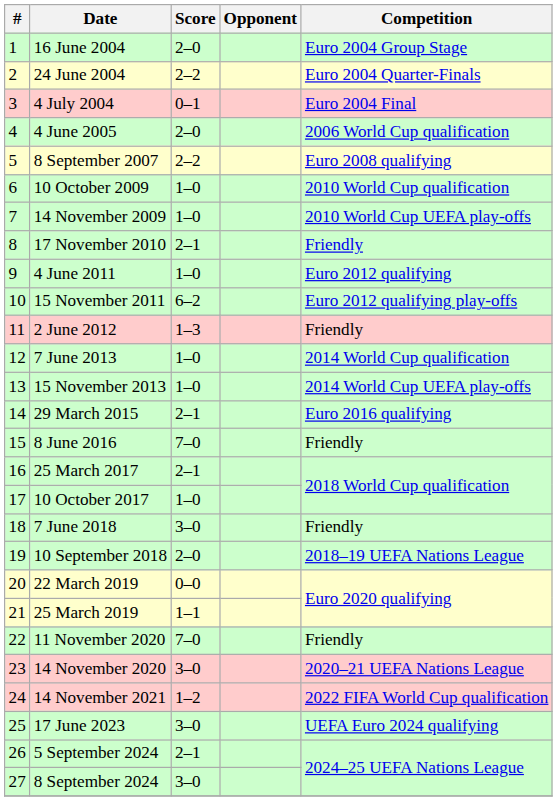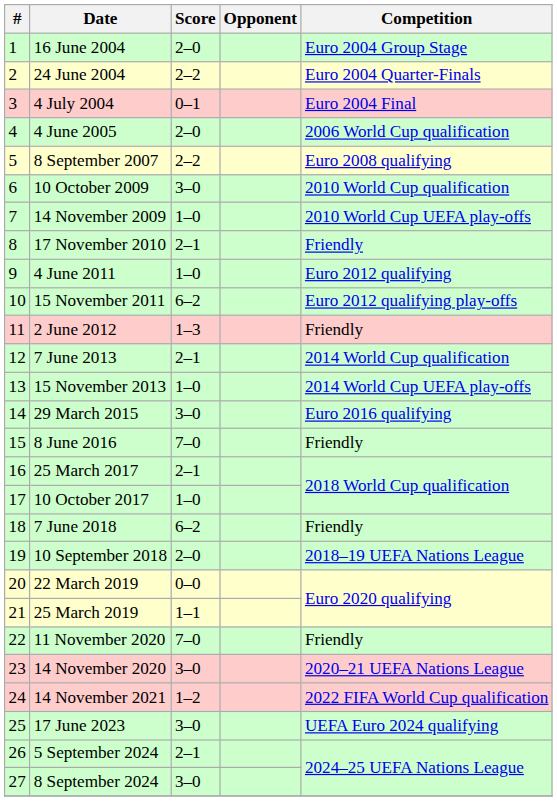(188, 188) 1–0 -> (188, 188) 3–0
(188, 358) 1–0 -> (188, 358) 2–1
(188, 414) 2–1 -> (188, 414) 3–0
(188, 527) 3–0 -> (188, 527) 6–2
